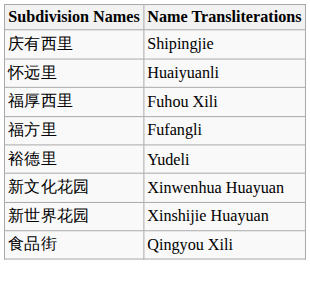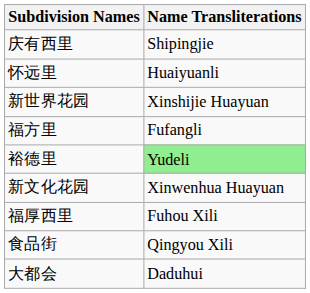rows swapped: (41, 101) <-> (49, 215)
(168, 159) no background -> (168, 159) lightgreen background
+ row: (32, 273)
